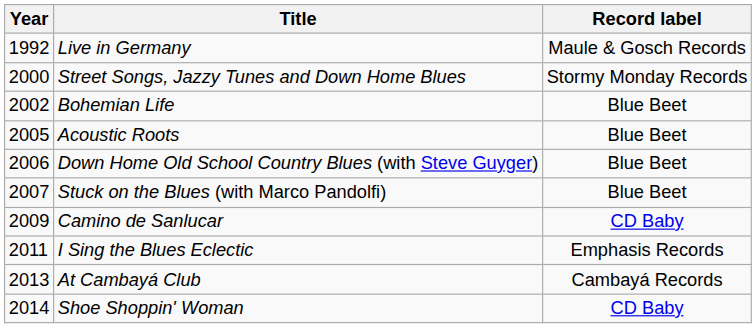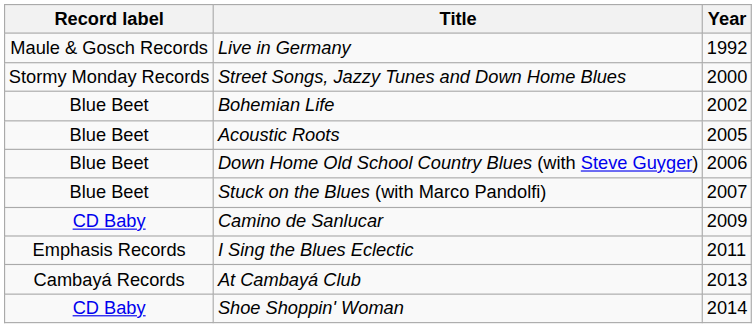columns swapped: (29, 18) <-> (647, 18)
